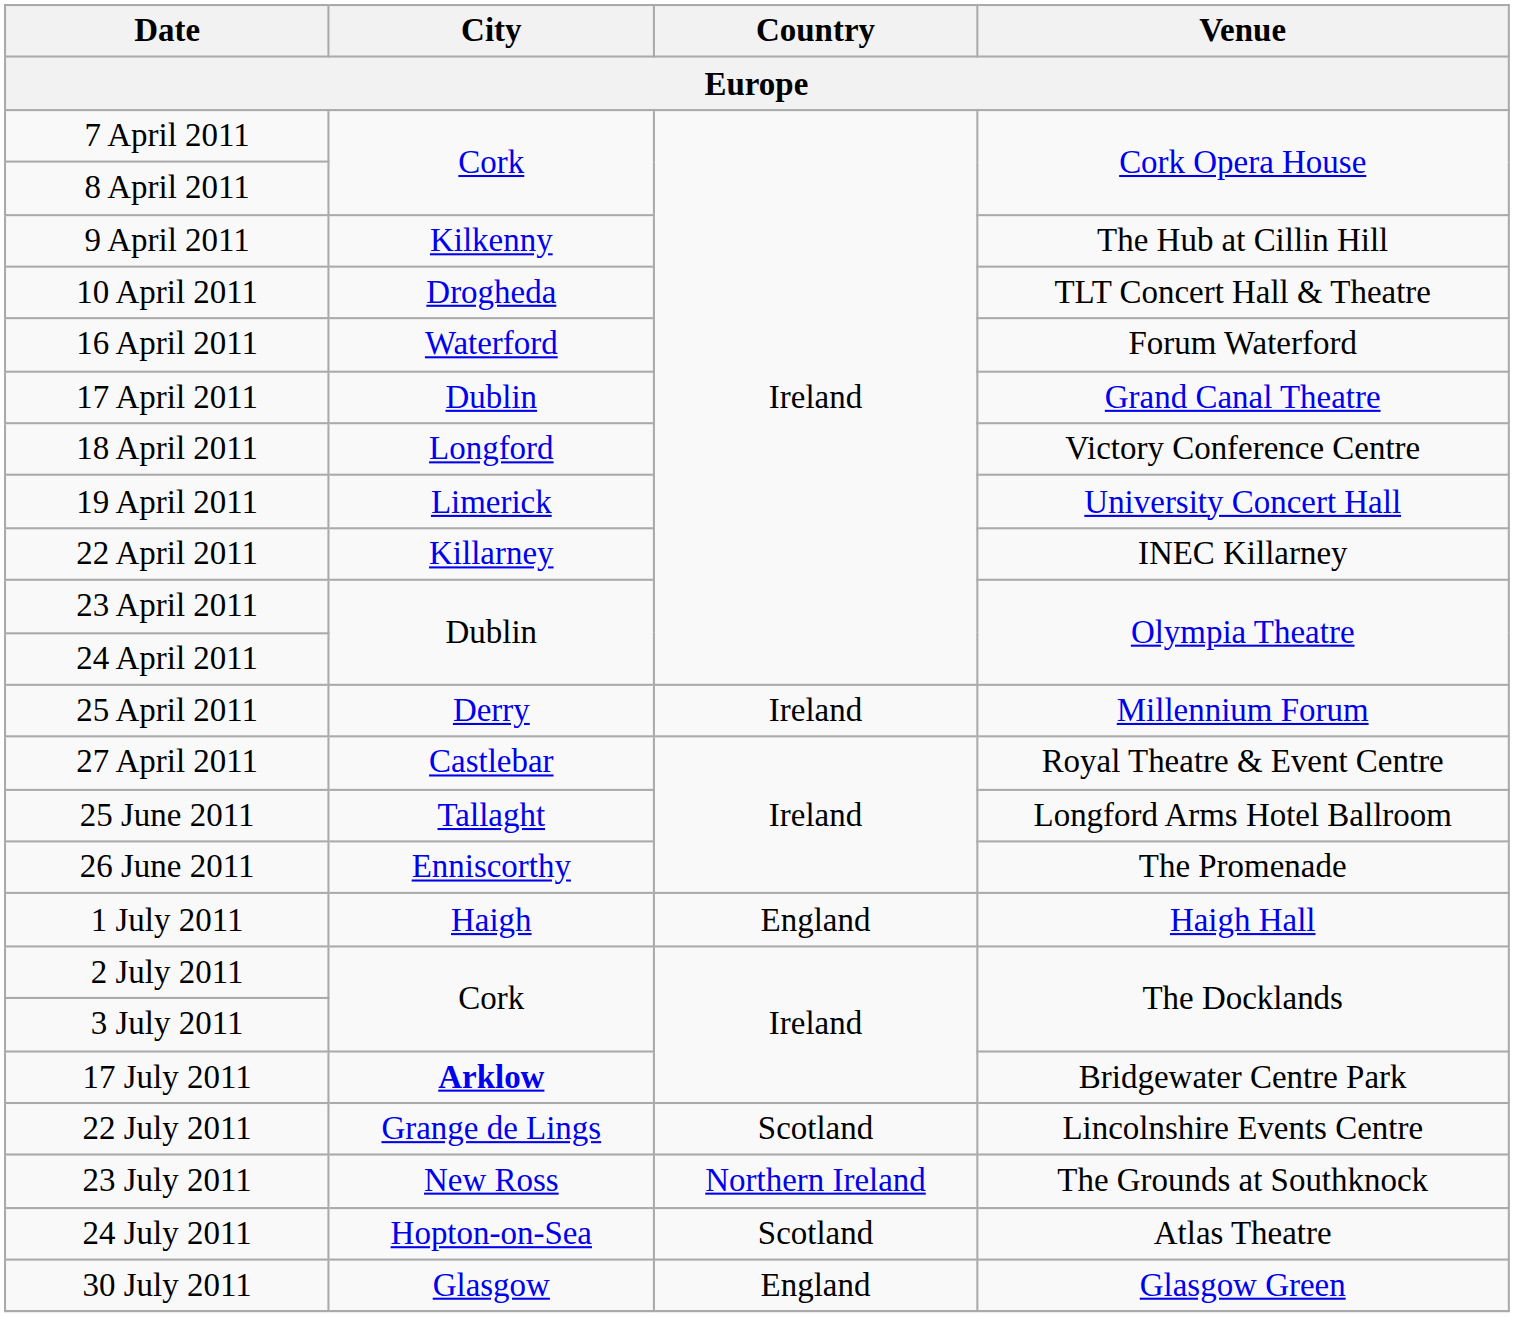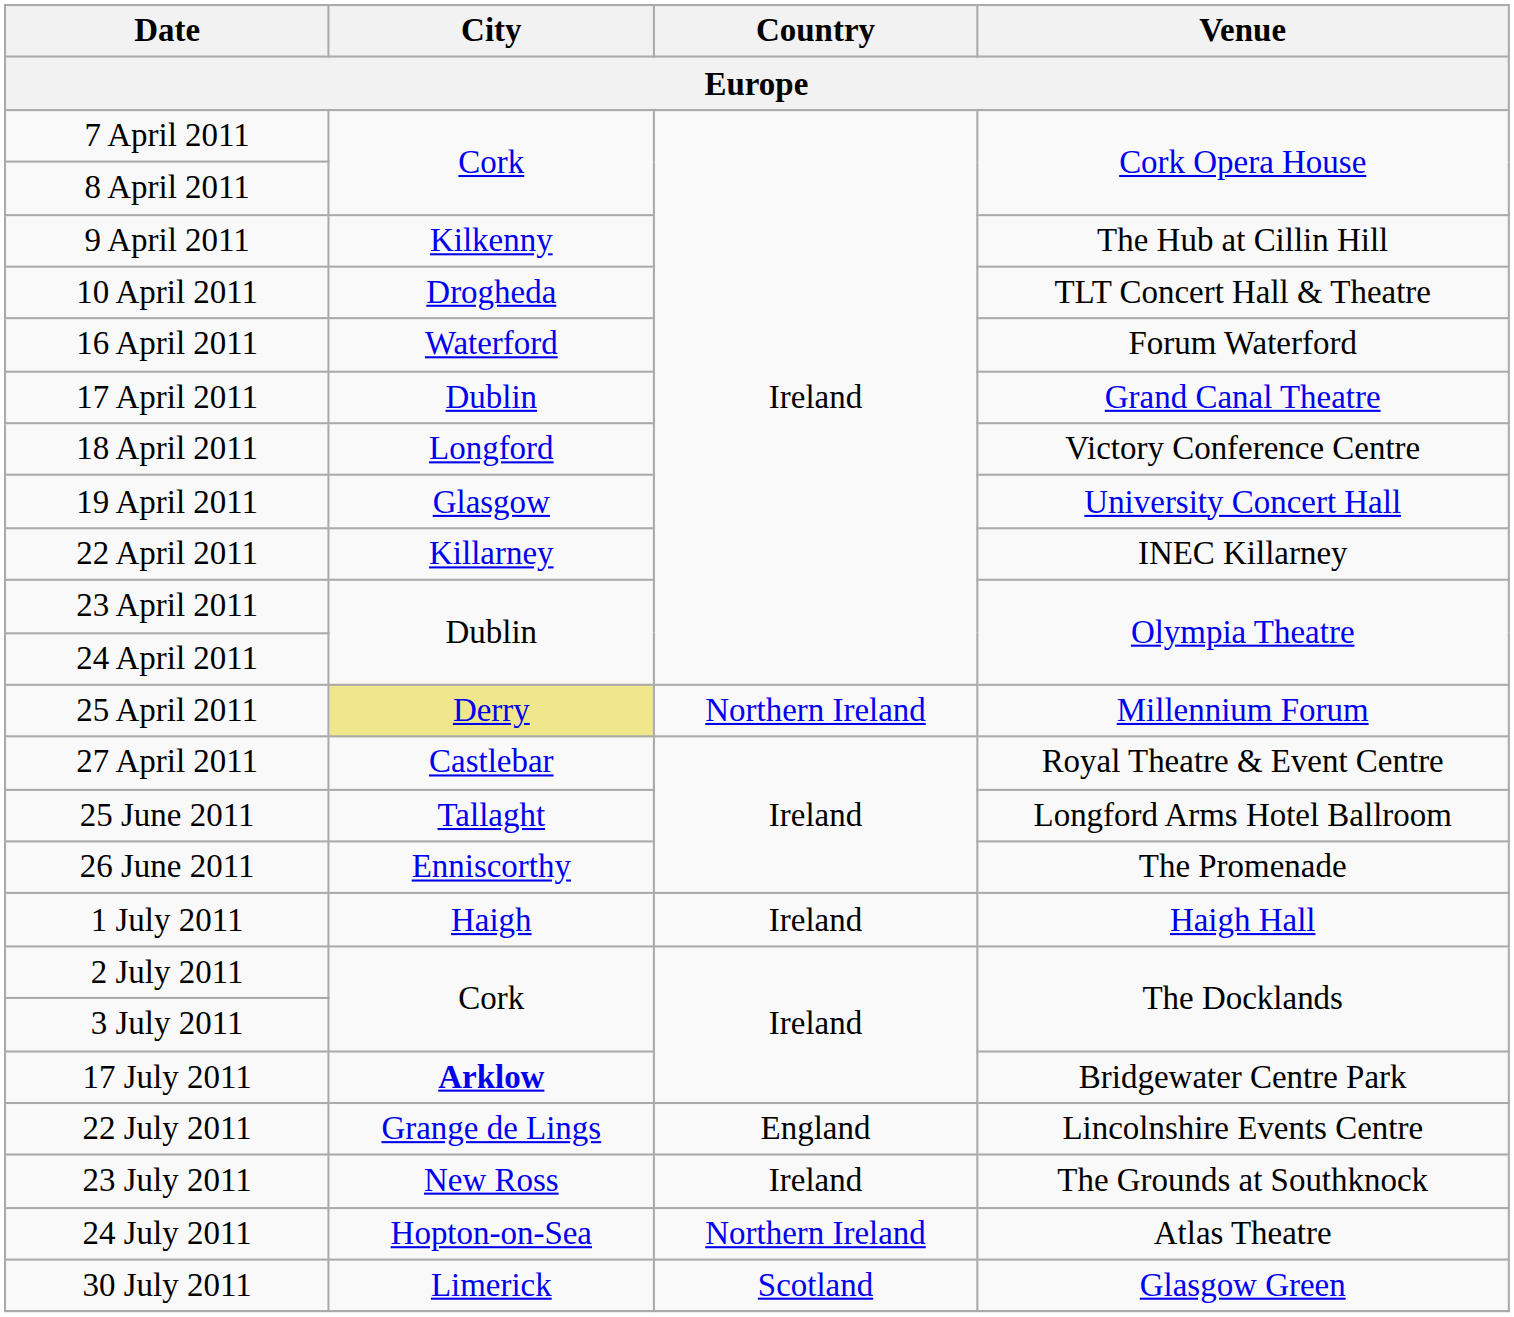(491, 501) Limerick -> (491, 501) Glasgow
(491, 710) no background -> (491, 710) khaki background
(816, 710) Ireland -> (816, 710) Northern Ireland
(815, 919) England -> (816, 919) Ireland
(816, 1128) Scotland -> (815, 1128) England
(816, 1180) Northern Ireland -> (816, 1180) Ireland
(816, 1232) Scotland -> (816, 1232) Northern Ireland
(491, 1285) Glasgow -> (491, 1285) Limerick
(815, 1285) England -> (816, 1285) Scotland
